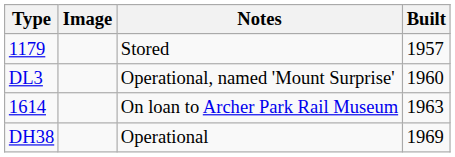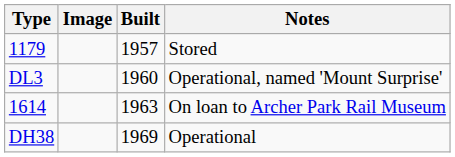columns swapped: (426, 19) <-> (259, 19)
